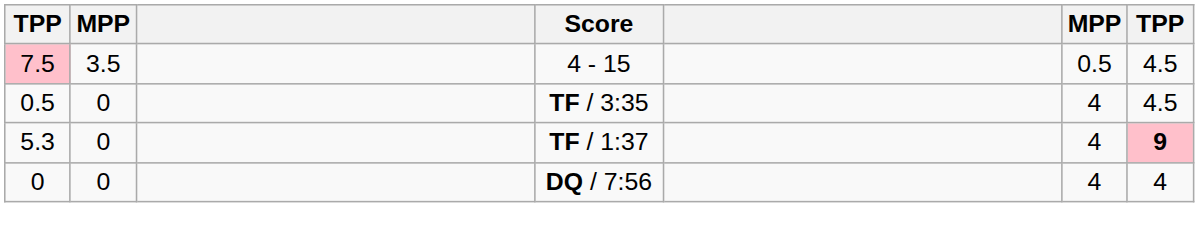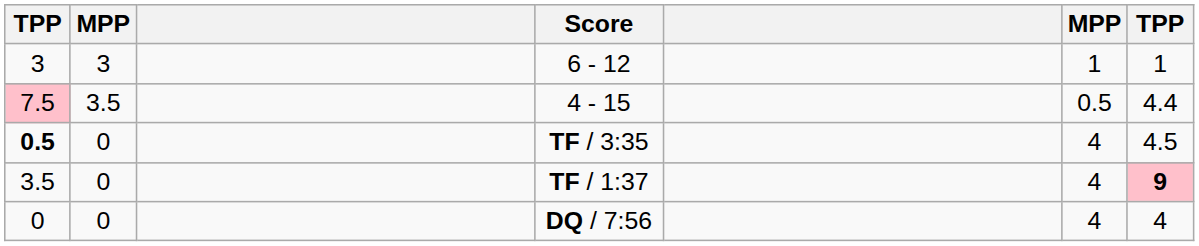+ row: (599, 63)
(1160, 63) 4.5 -> (1160, 102) 4.4
(38, 102) normal -> (38, 142) bold
(38, 142) 5.3 -> (38, 181) 3.5
